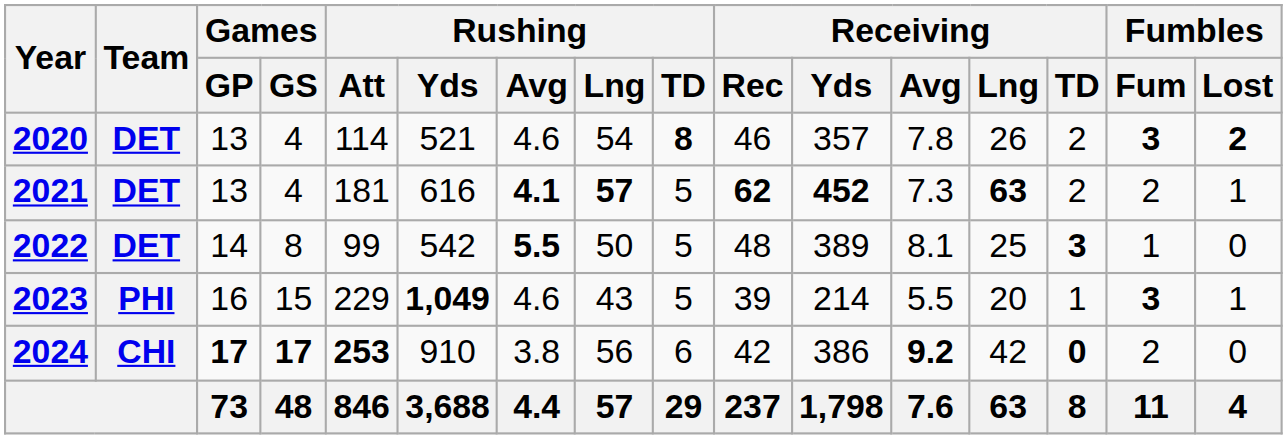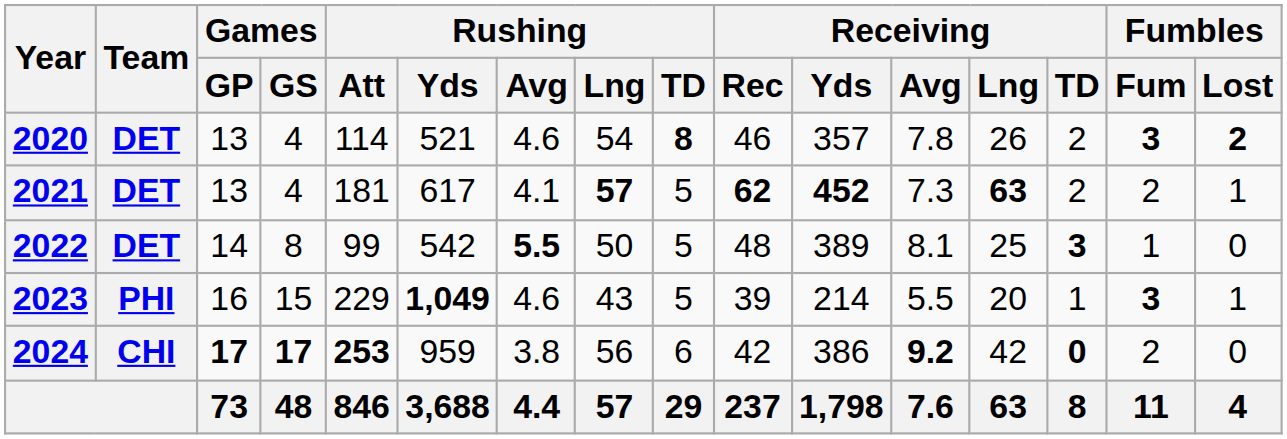(448, 191) 616 -> (448, 191) 617
(537, 191) bold -> (537, 191) normal
(448, 352) 910 -> (448, 352) 959
